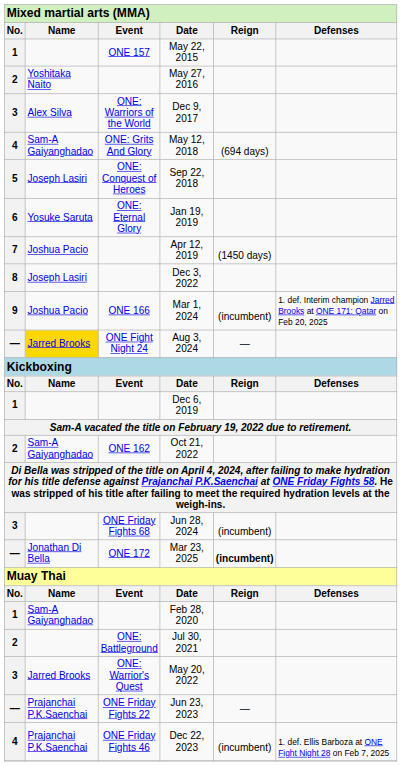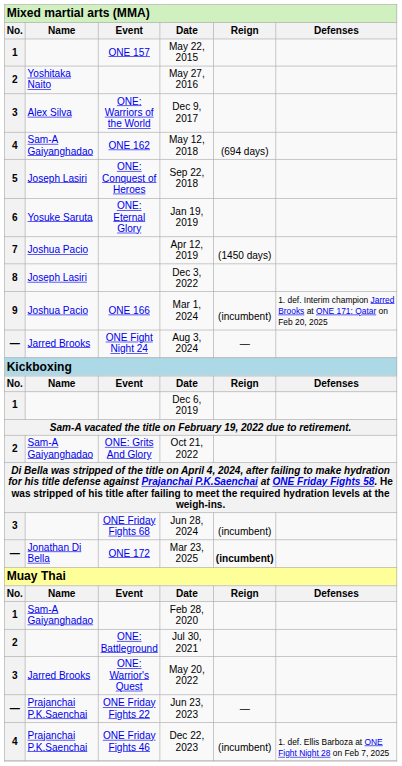(129, 145) ONE: Grits And Glory -> (129, 145) ONE 162
(59, 343) gold background -> (59, 343) no background
(129, 449) ONE 162 -> (129, 449) ONE: Grits And Glory
